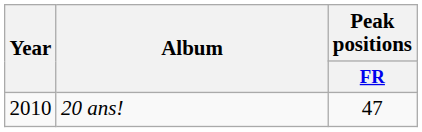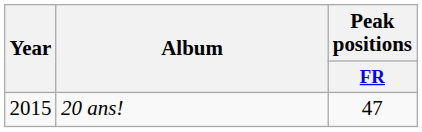(30, 109) 2010 -> (30, 109) 2015
